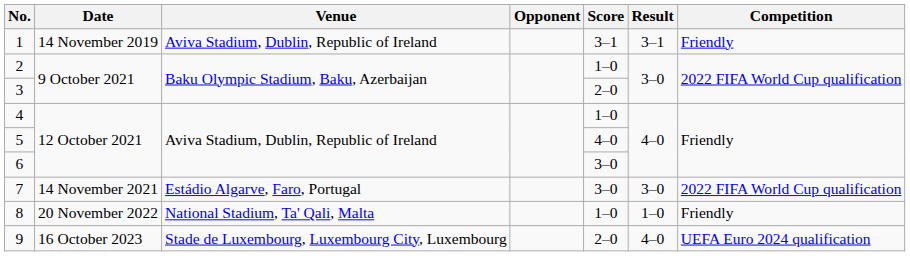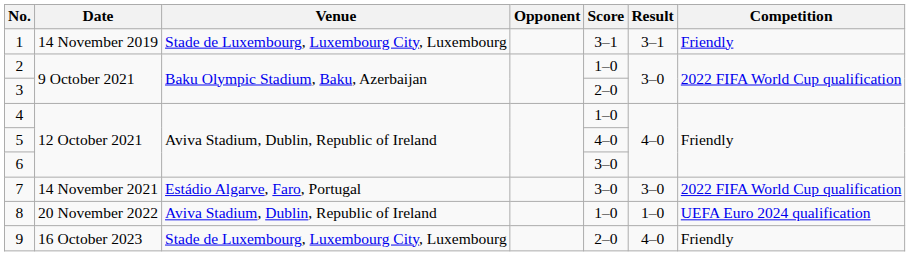(301, 41) Aviva Stadium, Dublin, Republic of Ireland -> (336, 41) Stade de Luxembourg, Luxembourg City, Luxembourg
(270, 213) National Stadium, Ta' Qali, Malta -> (301, 213) Aviva Stadium, Dublin, Republic of Ireland
(707, 213) Friendly -> (776, 213) UEFA Euro 2024 qualification
(776, 238) UEFA Euro 2024 qualification -> (707, 238) Friendly
